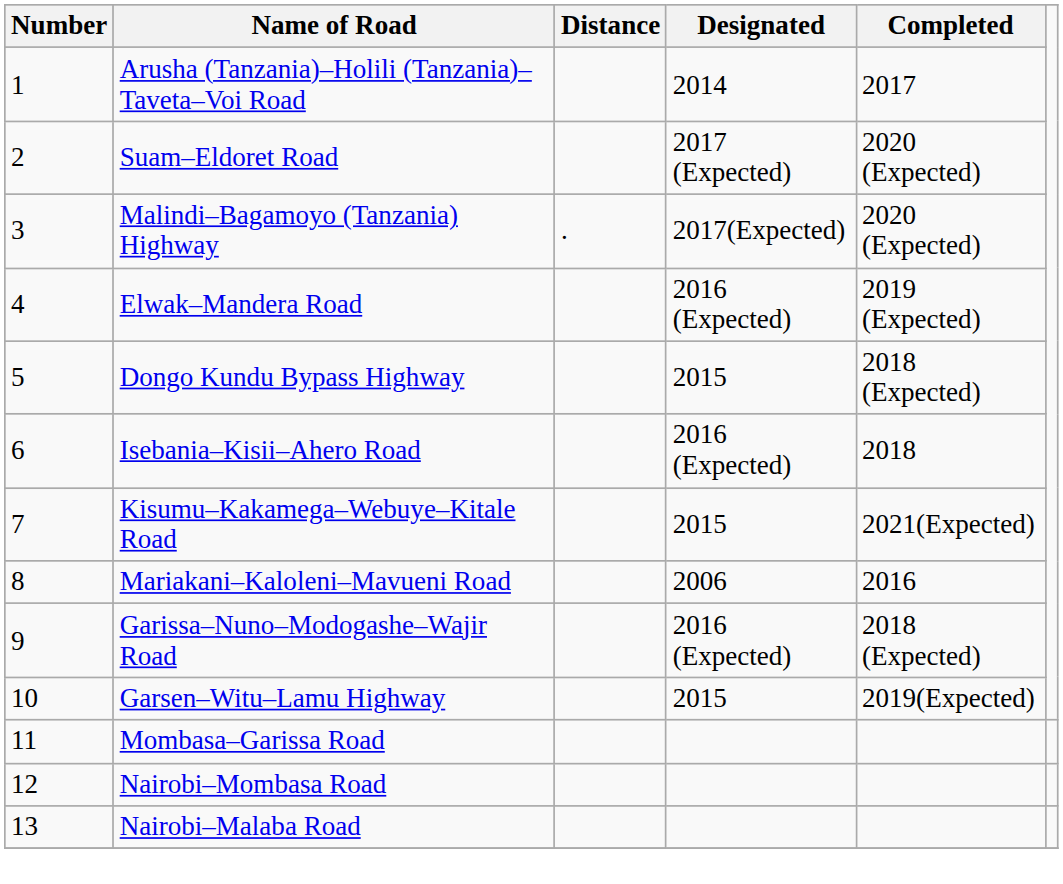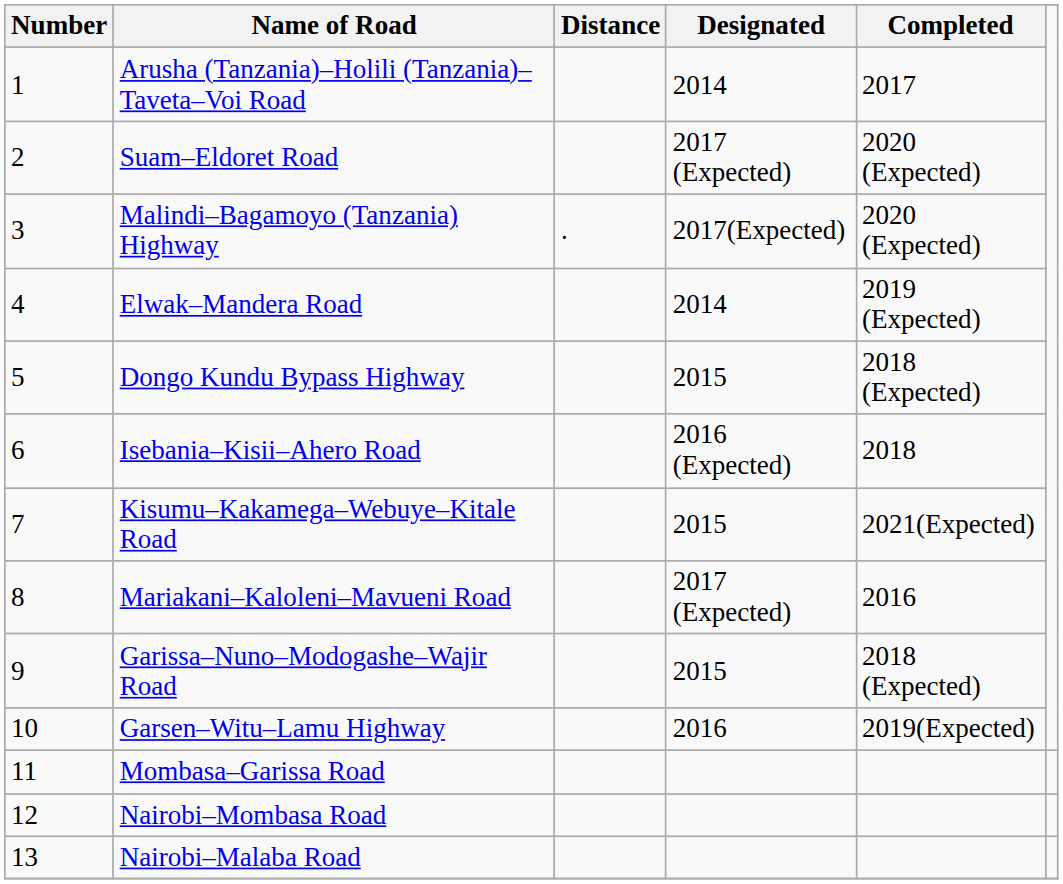(732, 303) 2016 (Expected) -> (700, 303) 2014
(700, 581) 2006 -> (732, 597) 2017 (Expected)
(732, 640) 2016 (Expected) -> (700, 670) 2015
(700, 698) 2015 -> (700, 728) 2016
